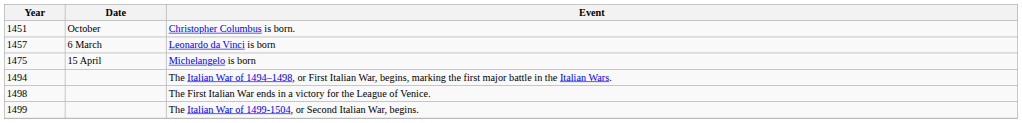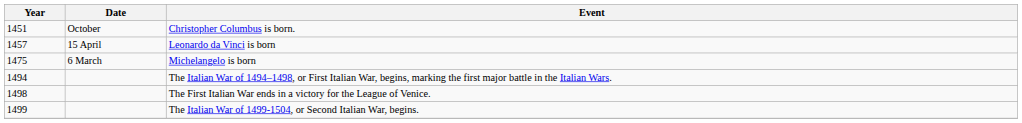(85, 45) 6 March -> (84, 45) 15 April
(84, 61) 15 April -> (85, 61) 6 March
